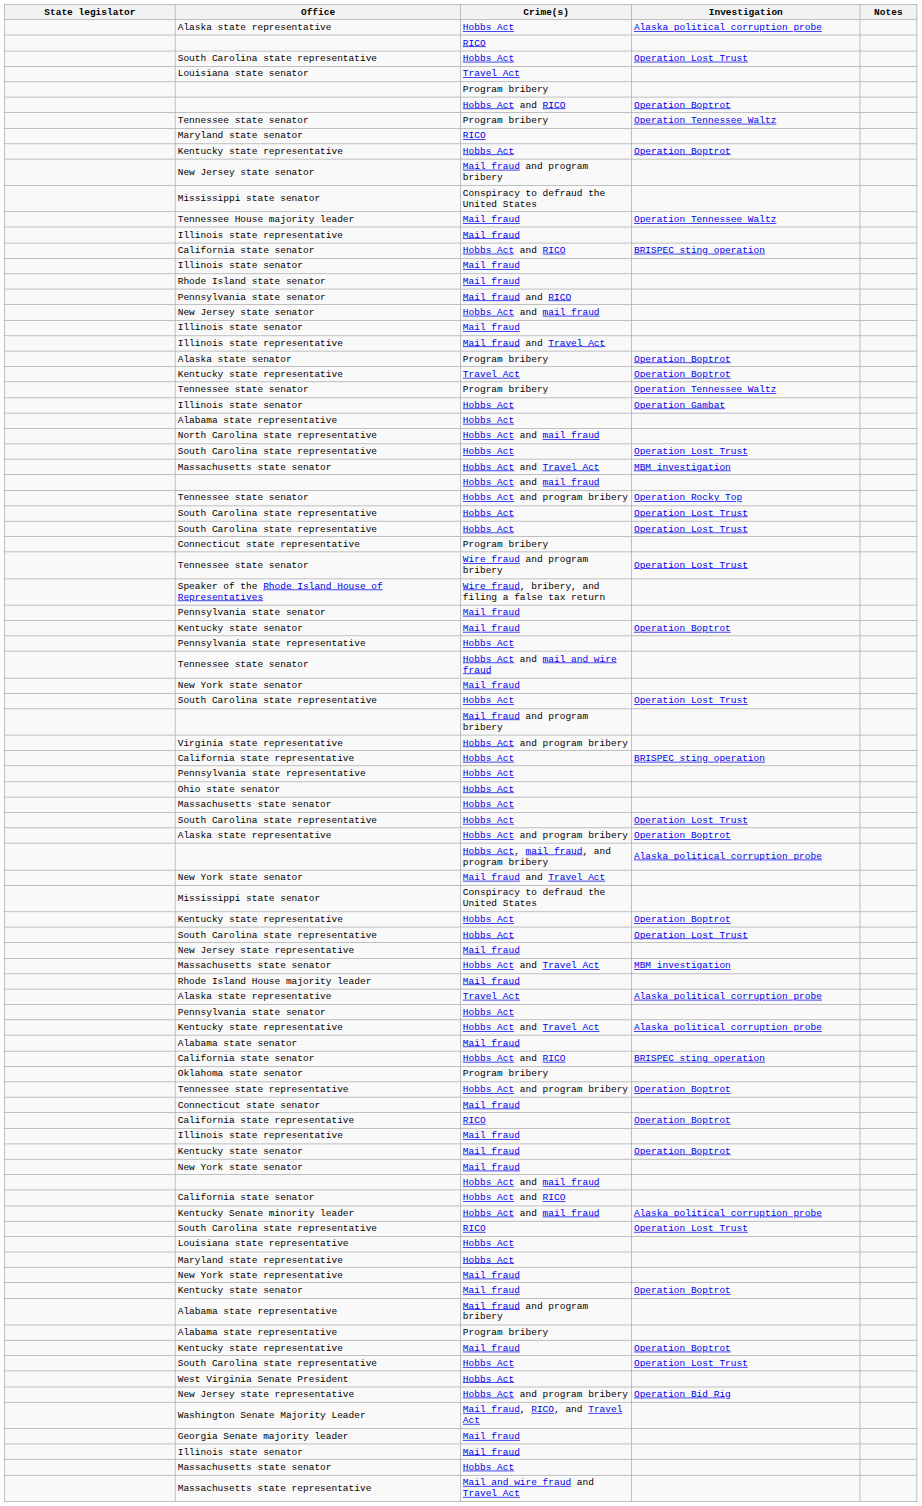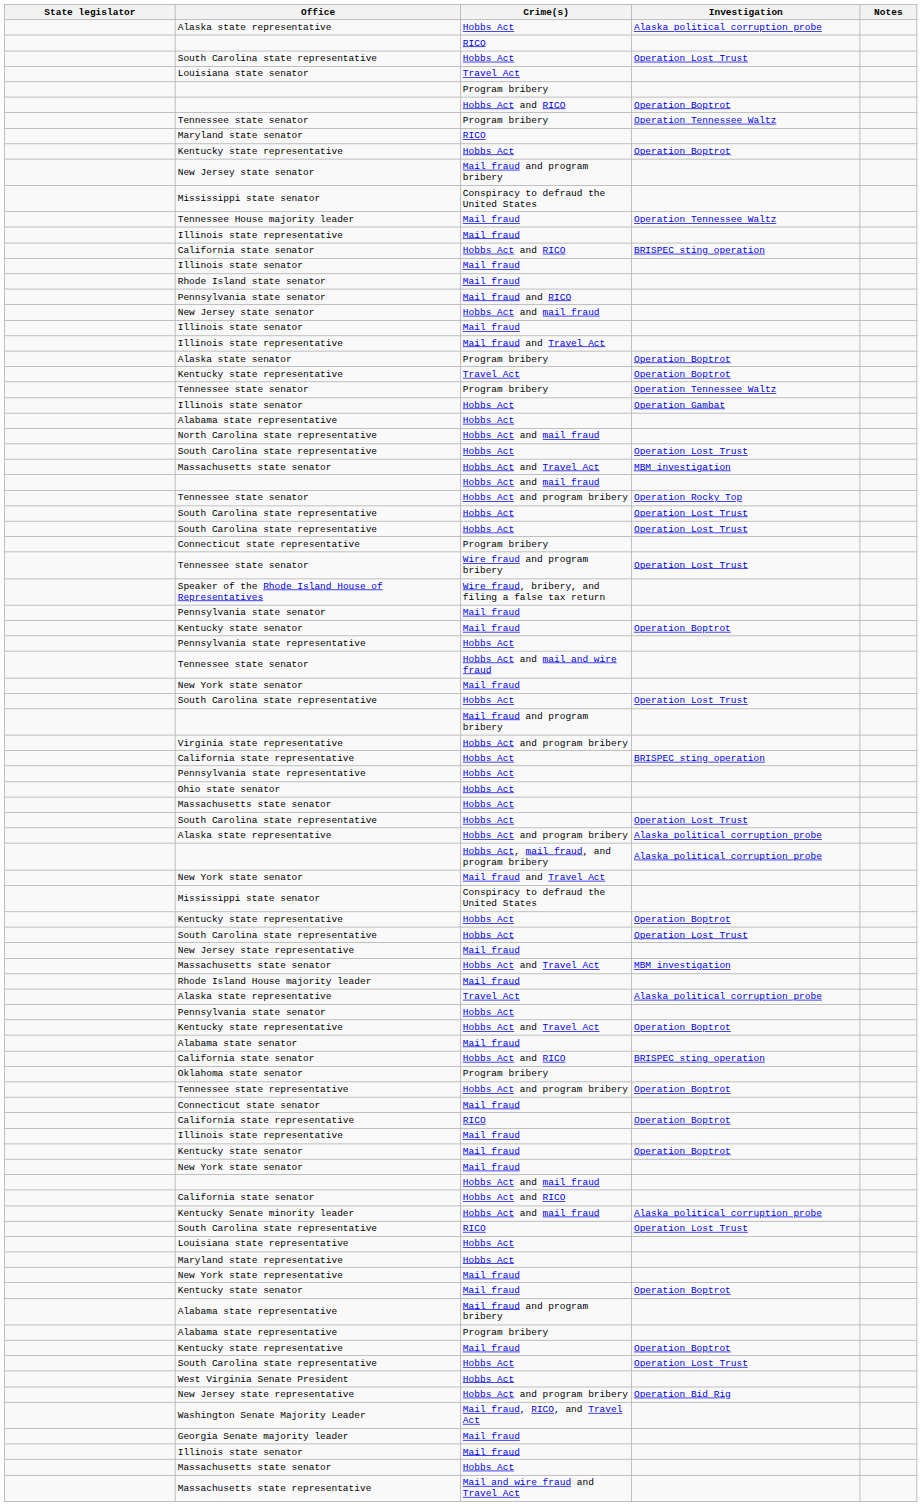(682, 836) Operation Boptrot -> (728, 836) Alaska political corruption probe
(728, 1028) Alaska political corruption probe -> (682, 1028) Operation Boptrot
